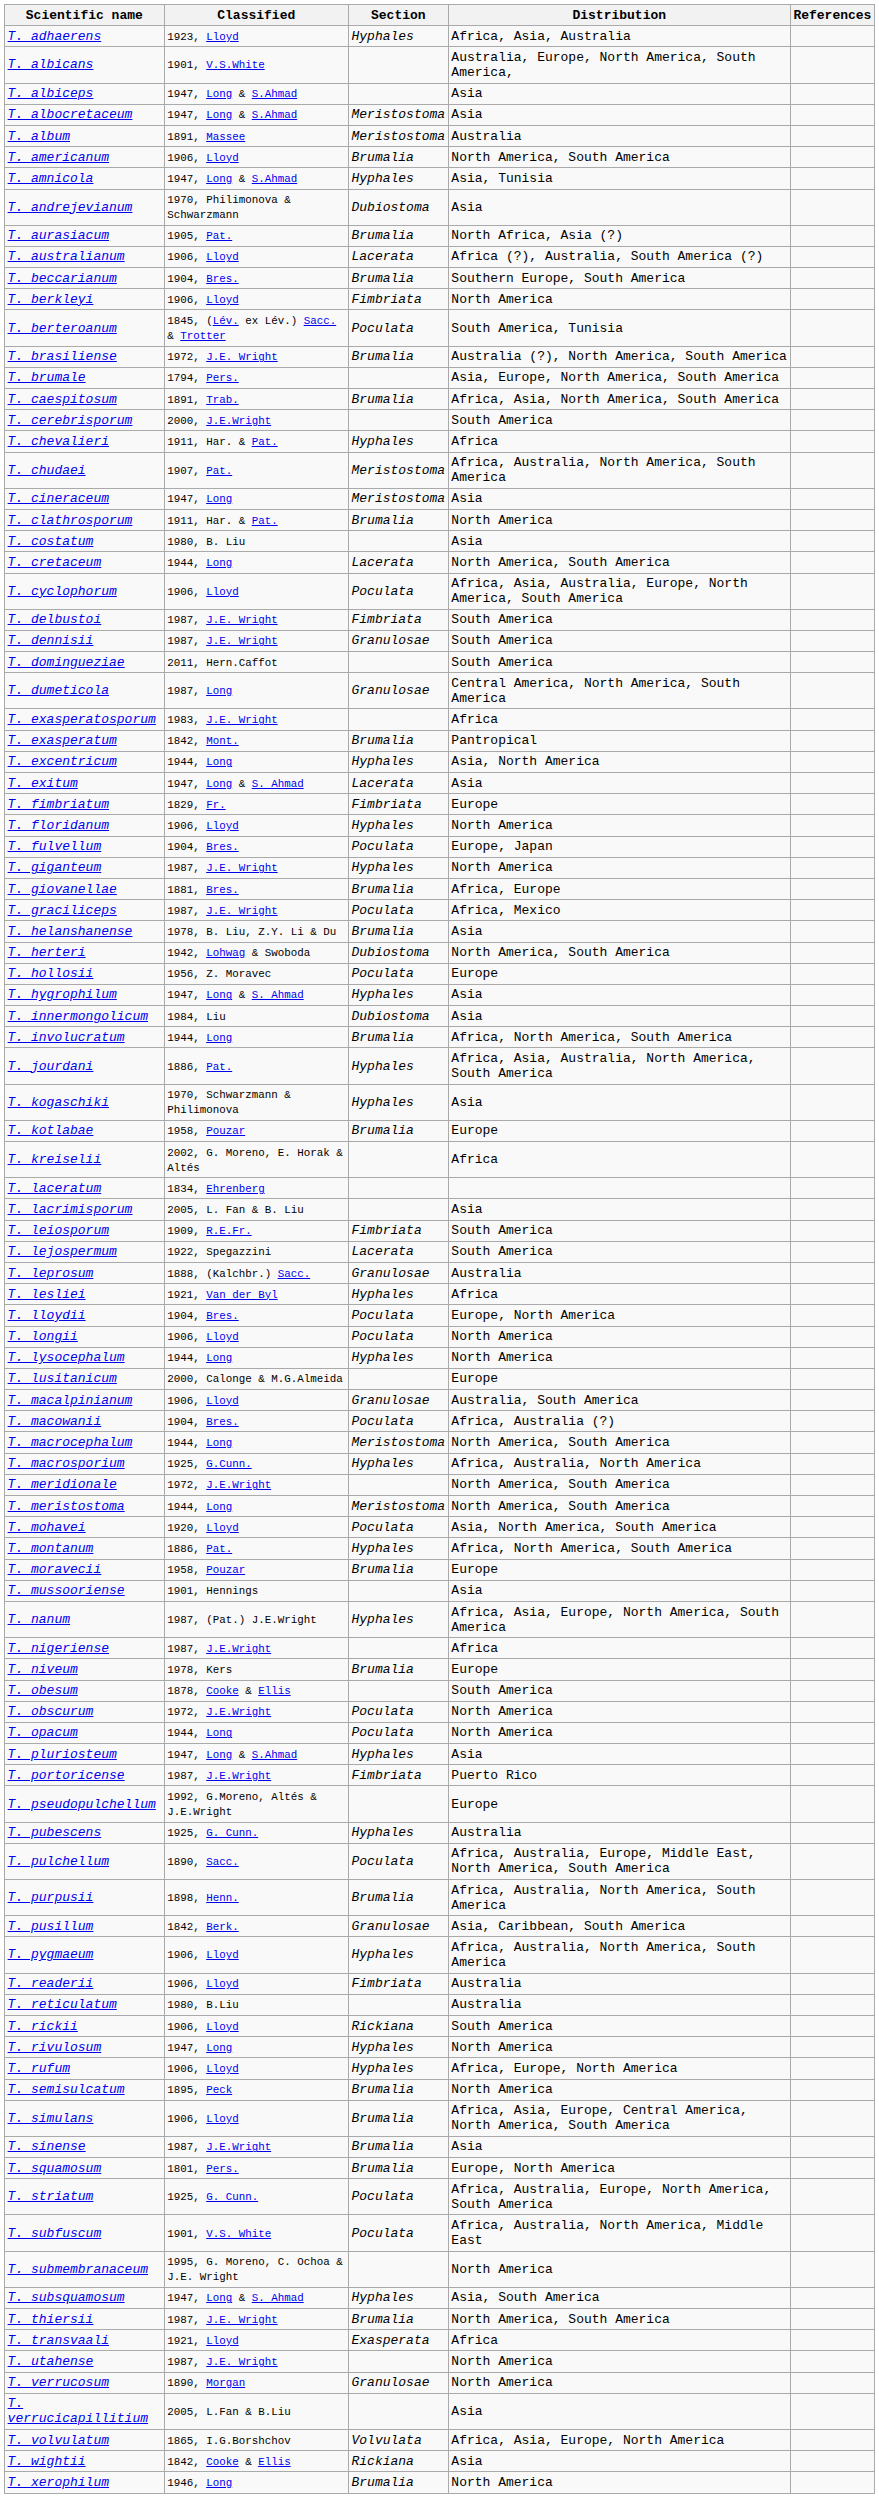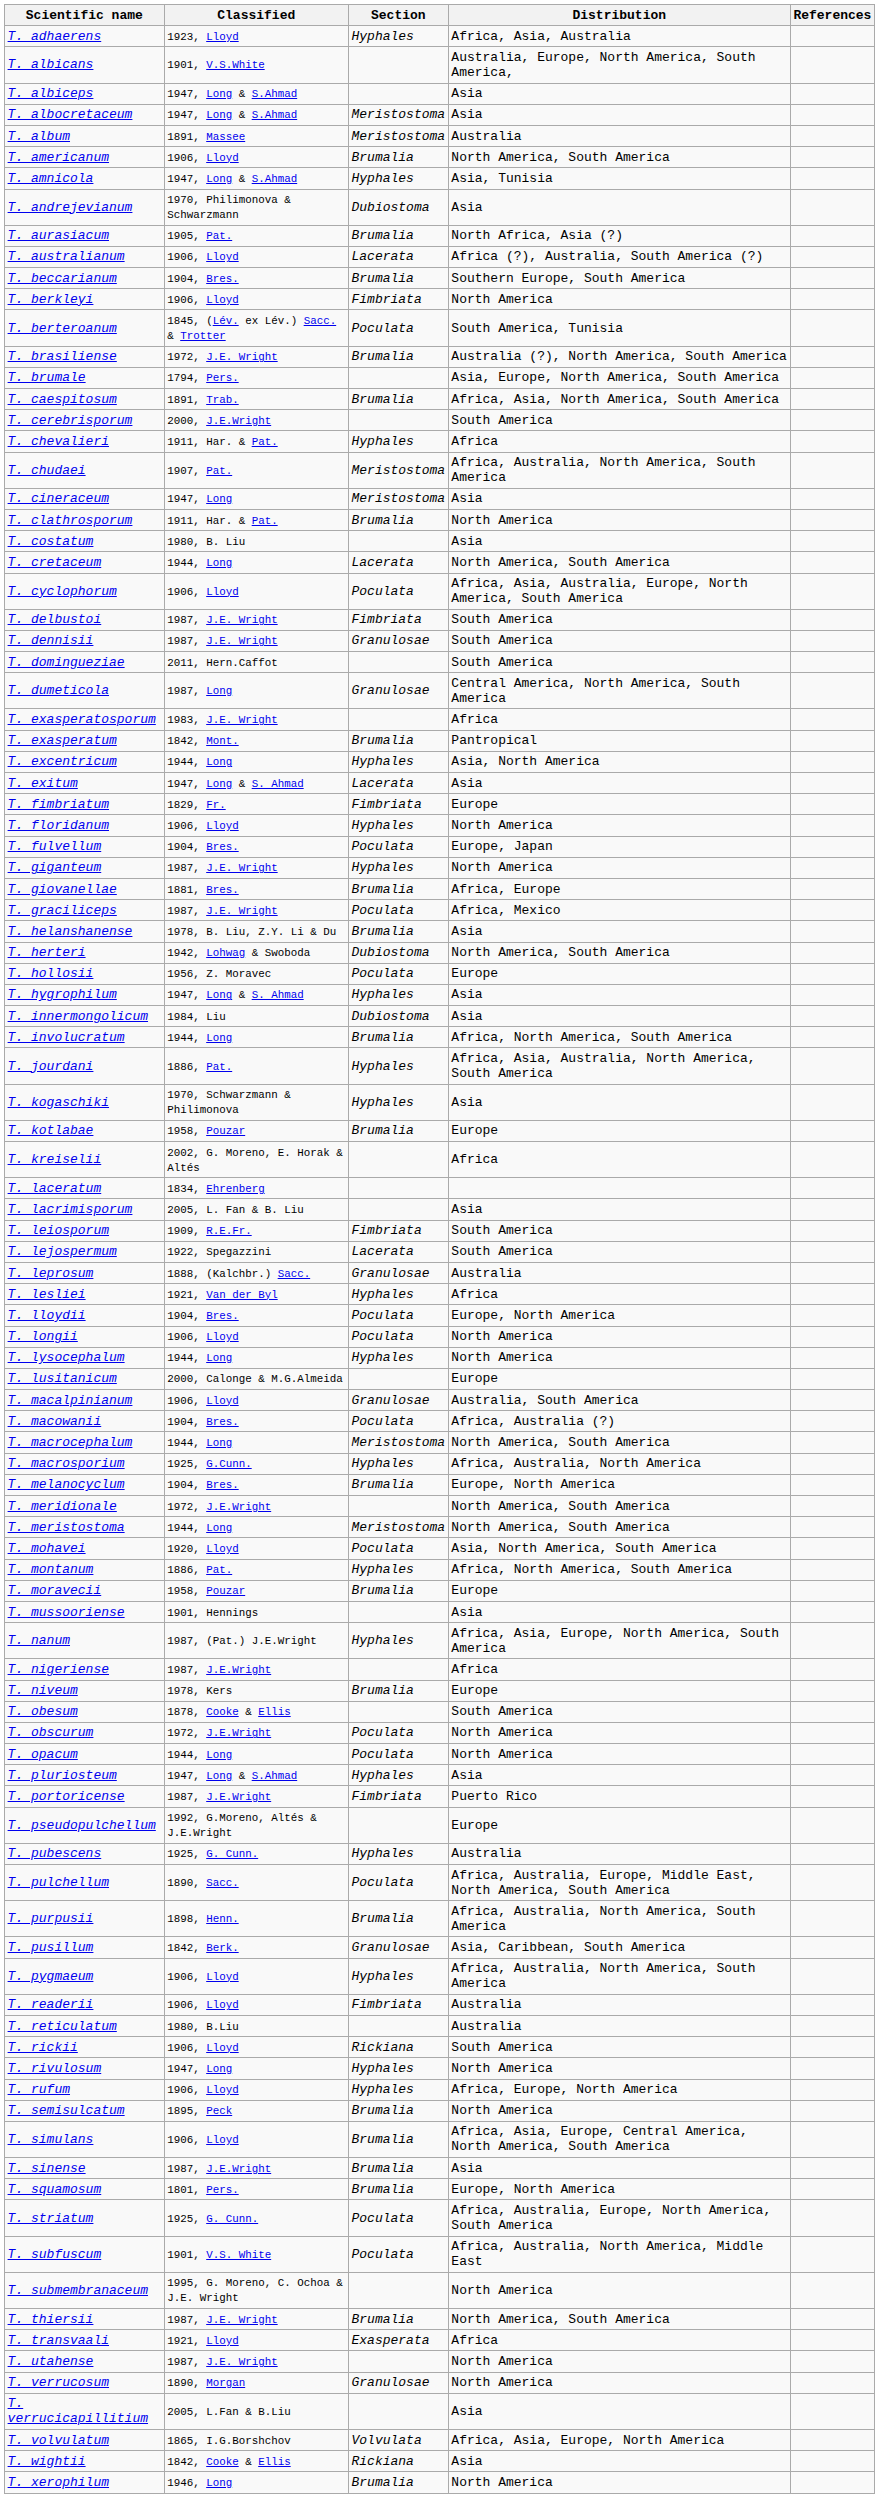+ row: (66, 1485)
- row: (66, 2298)
